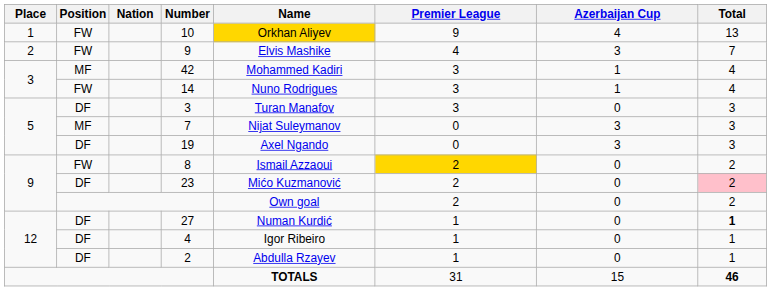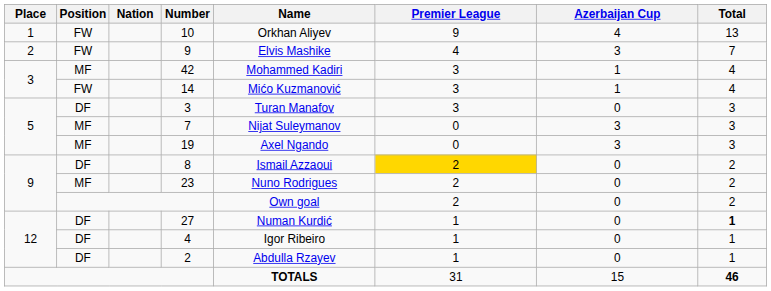(294, 33) gold background -> (294, 33) no background
(294, 89) Nuno Rodrigues -> (294, 89) Mićo Kuzmanović
(83, 145) DF -> (83, 145) MF
(83, 164) FW -> (83, 164) DF
(83, 183) DF -> (83, 183) MF
(294, 183) Mićo Kuzmanović -> (294, 183) Nuno Rodrigues
(732, 183) pink background -> (732, 183) no background
